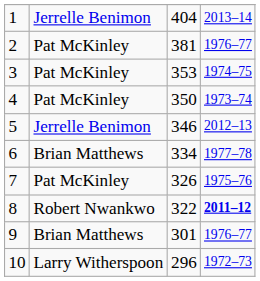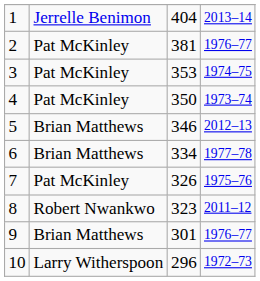(92, 126) Jerrelle Benimon -> (88, 126) Brian Matthews
(184, 208) 322 -> (184, 208) 323
(228, 208) bold -> (228, 208) normal
